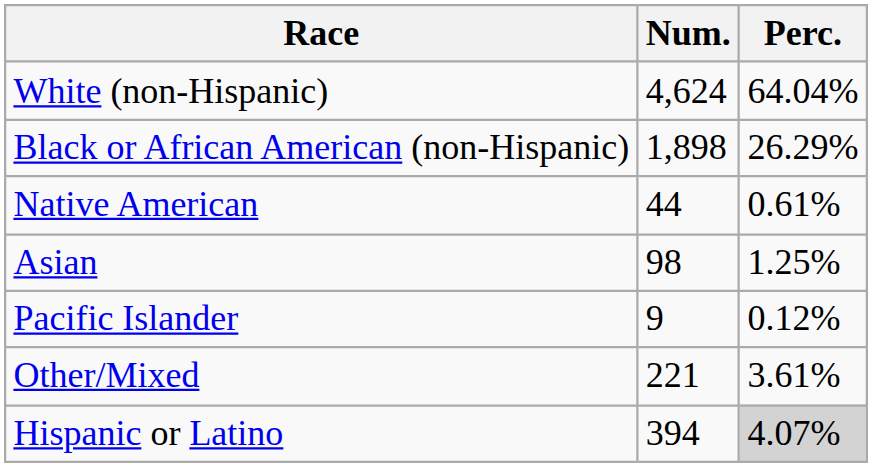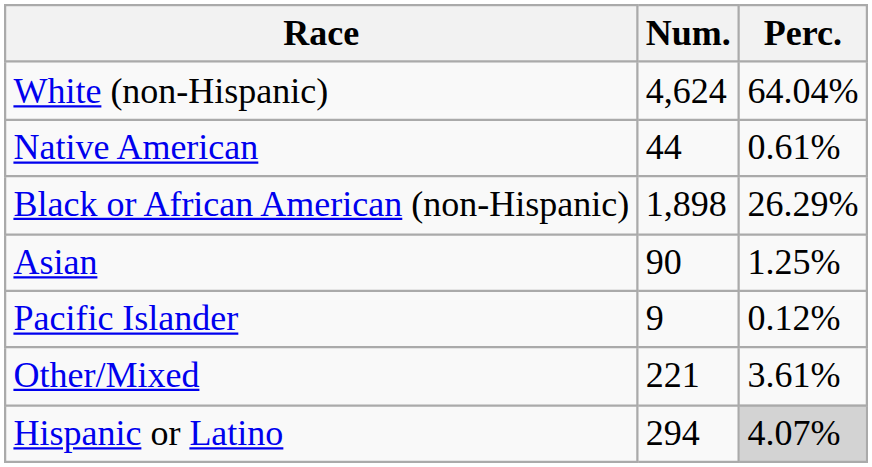rows swapped: (321, 147) <-> (136, 204)
(664, 261) 98 -> (664, 261) 90
(673, 432) 394 -> (673, 432) 294
